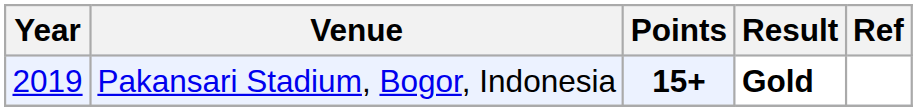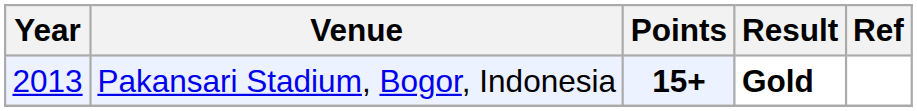(48, 80) 2019 -> (48, 80) 2013
